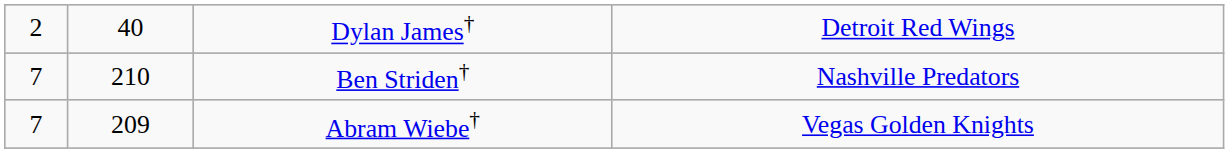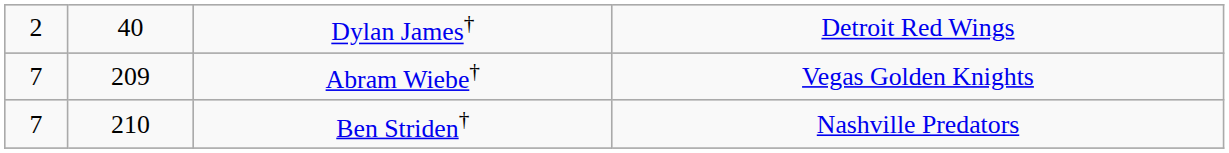rows swapped: (403, 124) <-> (403, 76)
